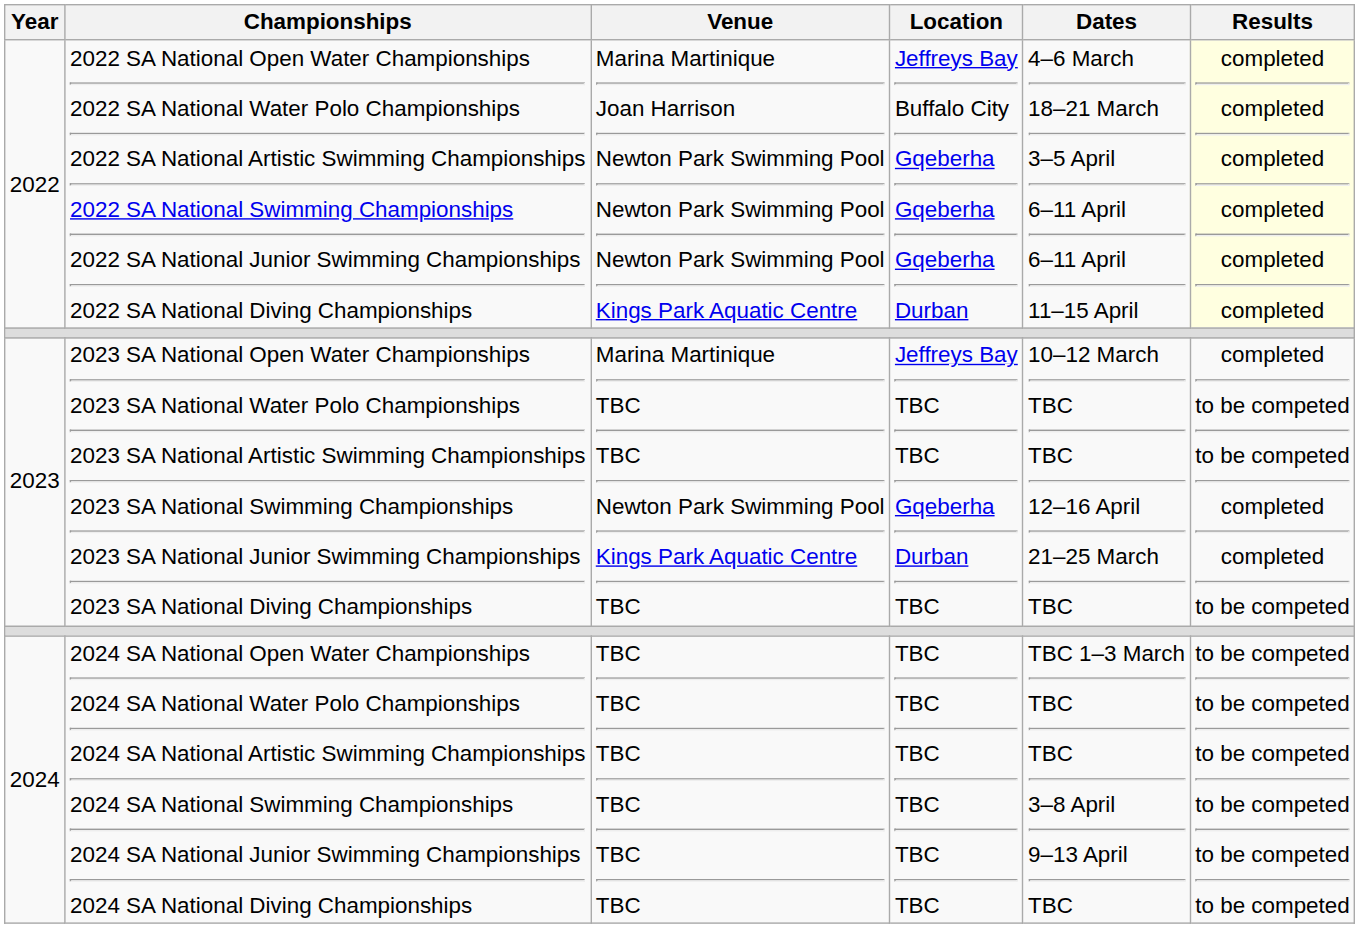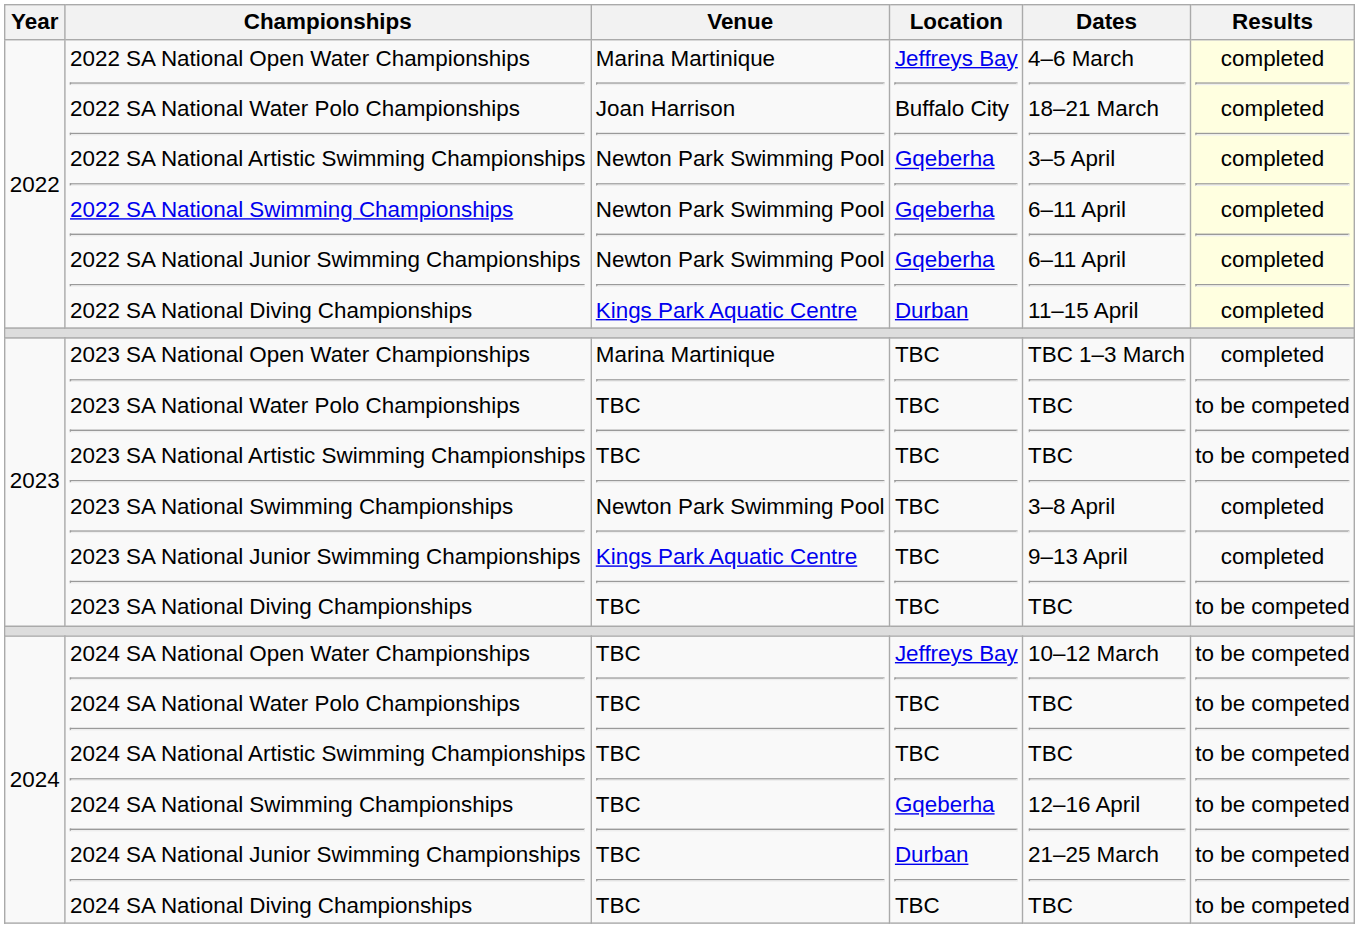(956, 481) Jeffreys Bay TBC TBC Gqeberha Durban TBC -> (956, 481) TBC TBC TBC TBC TBC TBC
(1107, 481) 10–12 March TBC TBC 12–16 April 21–25 March TBC -> (1107, 481) TBC 1–3 March TBC TBC 3–8 April 9–13 April TBC
(956, 779) TBC TBC TBC TBC TBC TBC -> (956, 779) Jeffreys Bay TBC TBC Gqeberha Durban TBC
(1107, 779) TBC 1–3 March TBC TBC 3–8 April 9–13 April TBC -> (1107, 779) 10–12 March TBC TBC 12–16 April 21–25 March TBC
